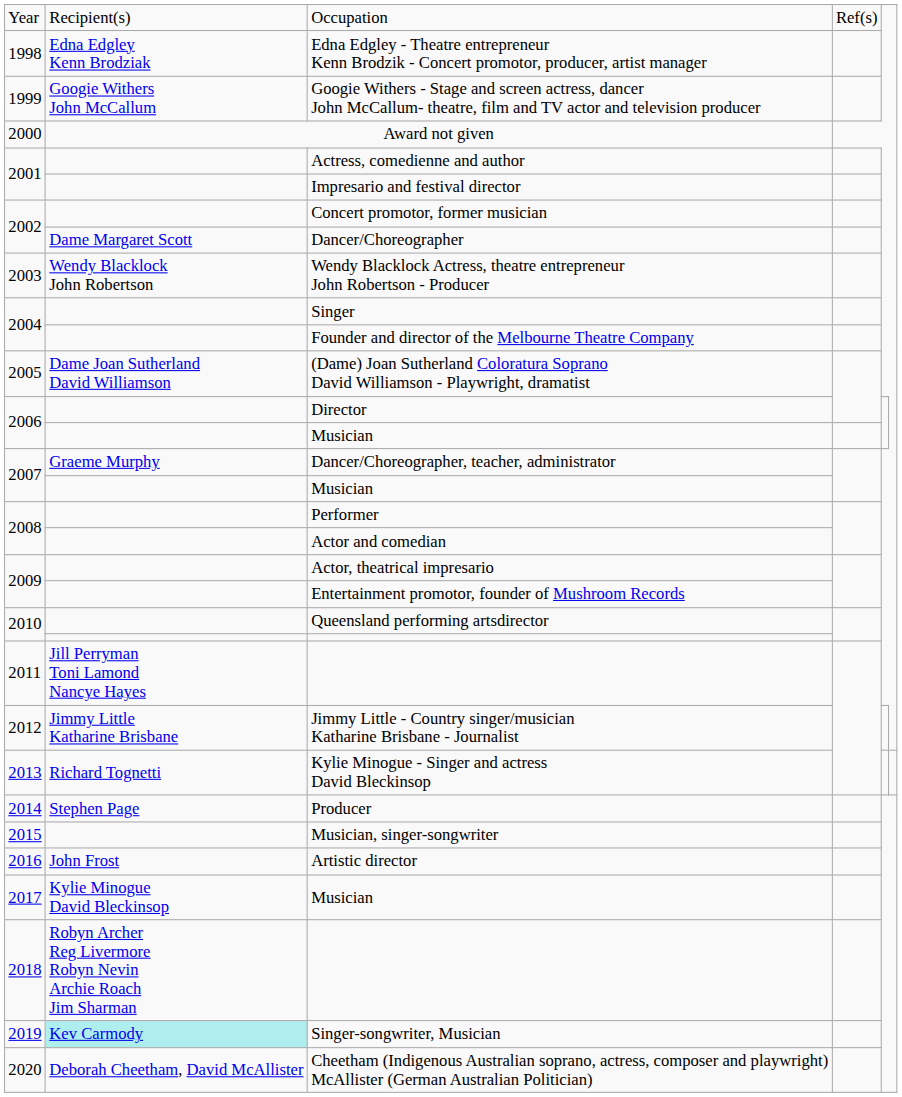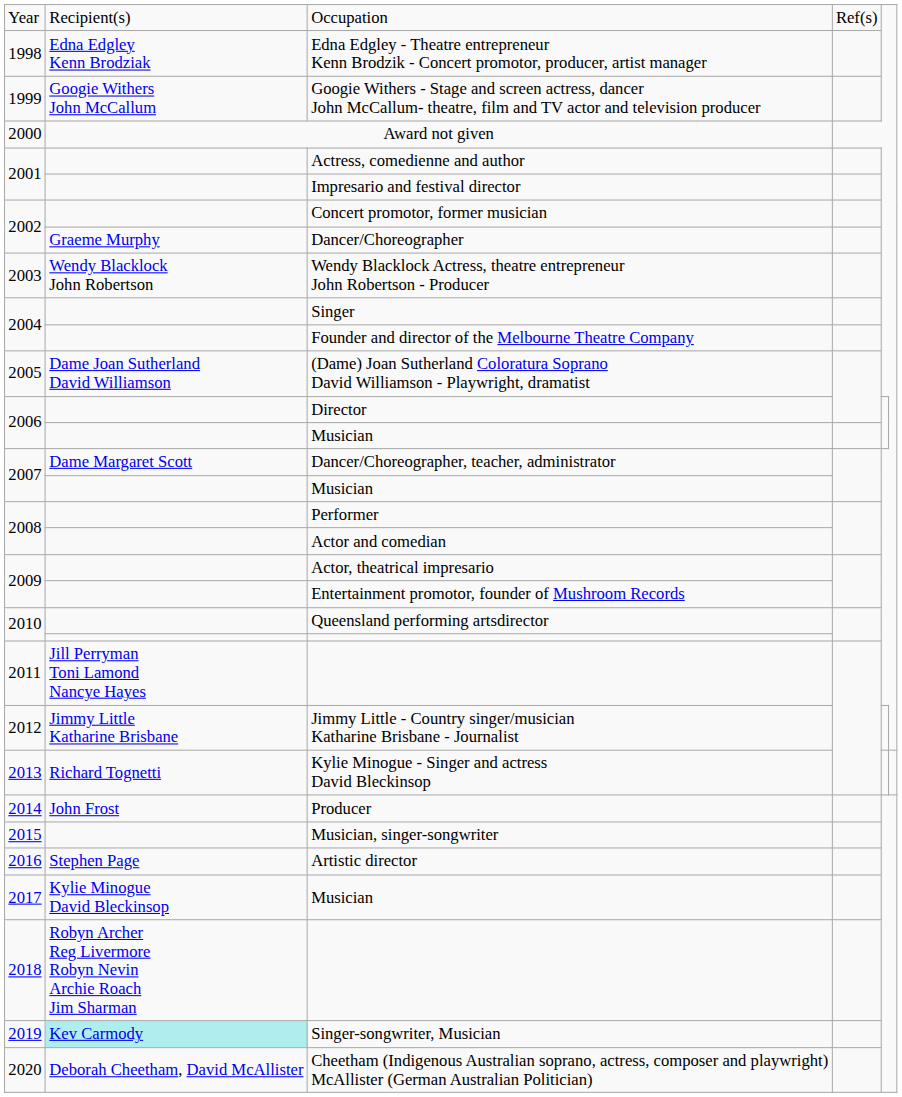(121, 239) Dame Margaret Scott -> (105, 239) Graeme Murphy
(105, 462) Graeme Murphy -> (121, 462) Dame Margaret Scott
(94, 808) Stephen Page -> (84, 808) John Frost
(84, 861) John Frost -> (94, 861) Stephen Page
